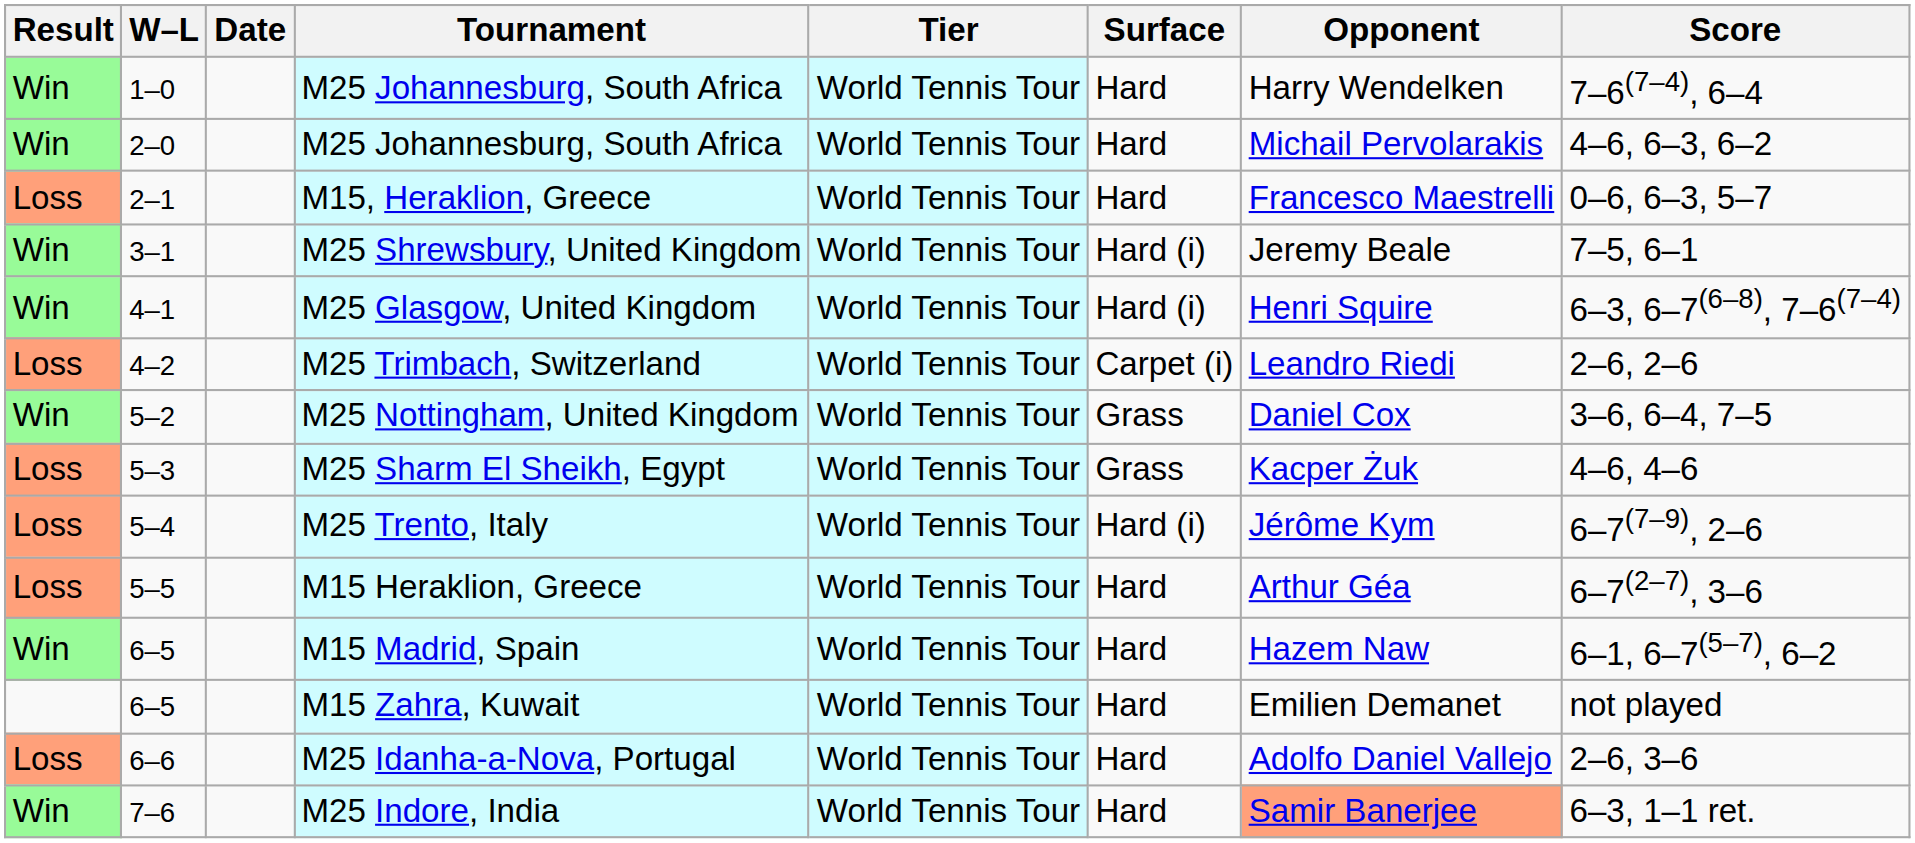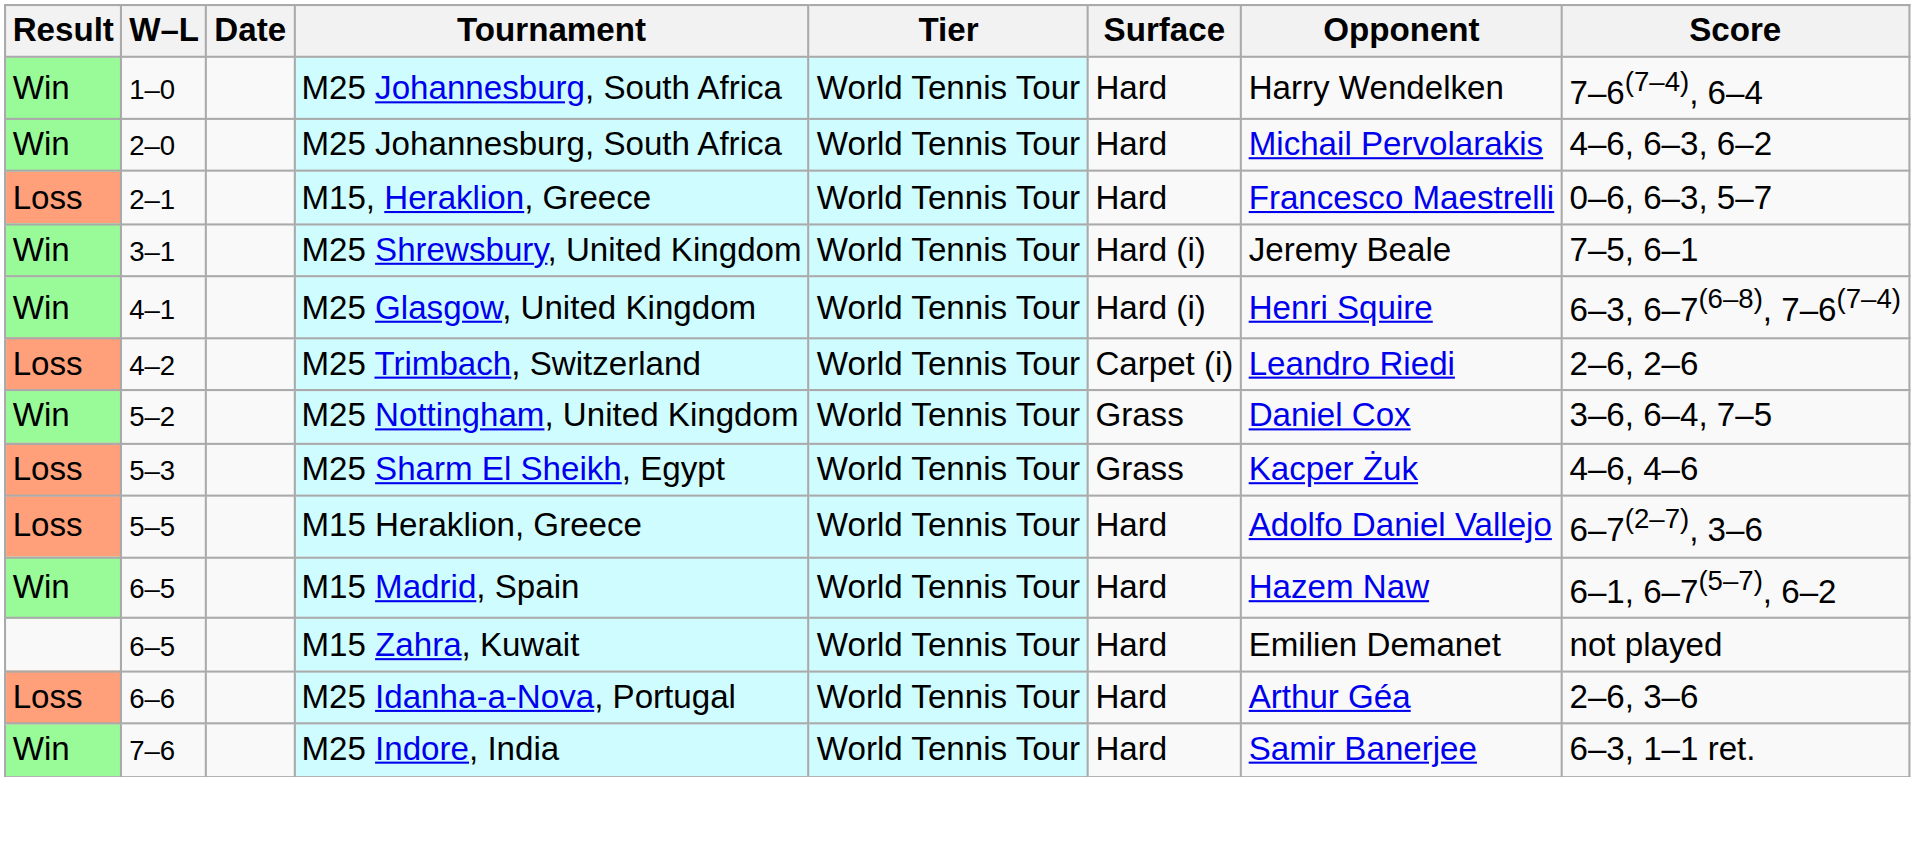- row: (152, 527)
(1330, 587) Arthur Géa -> (1400, 525) Adolfo Daniel Vallejo
(1400, 758) Adolfo Daniel Vallejo -> (1330, 696) Arthur Géa
(1363, 810) lightsalmon background -> (1363, 749) no background
